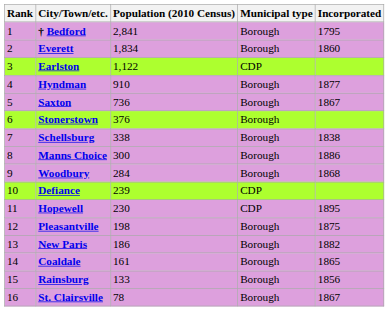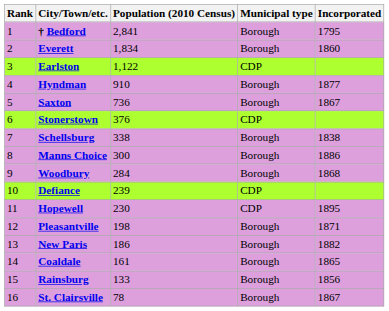(260, 119) Borough -> (251, 119) CDP
(329, 226) 1875 -> (329, 226) 1871
